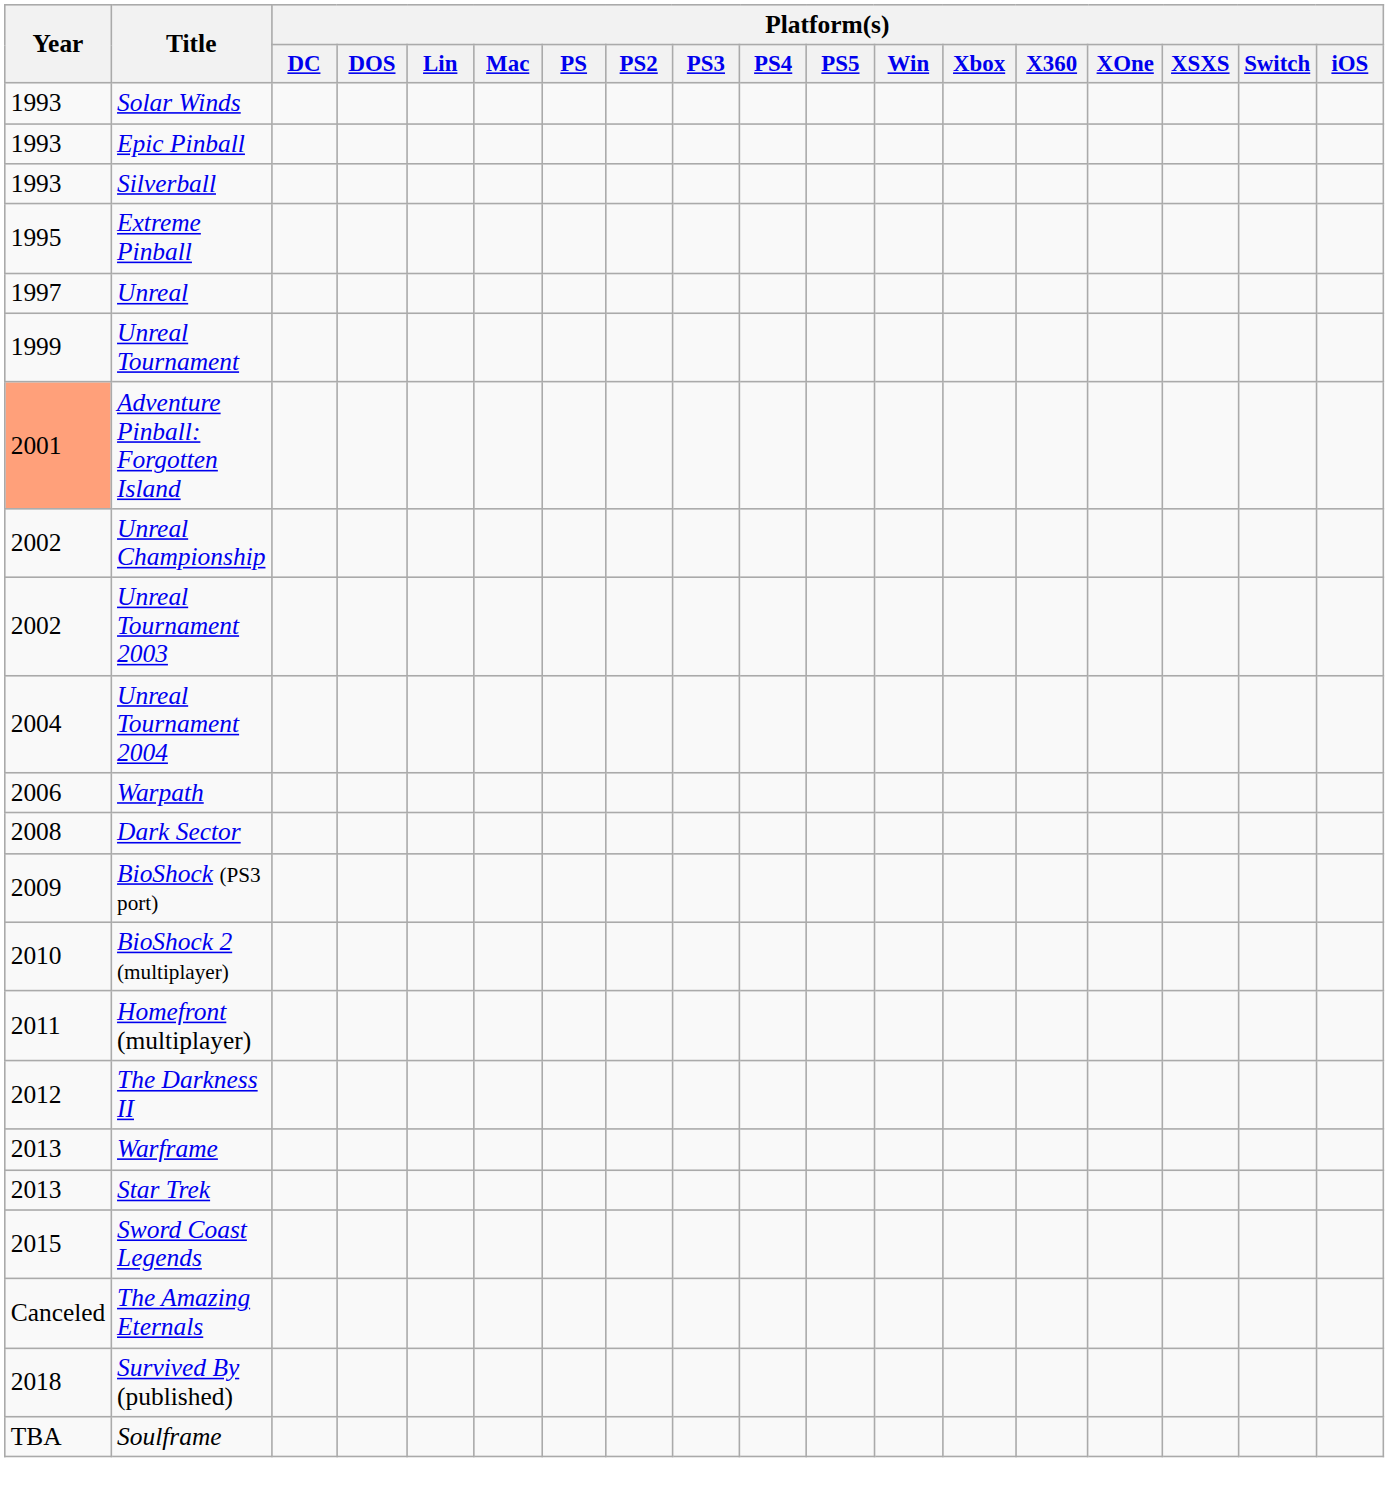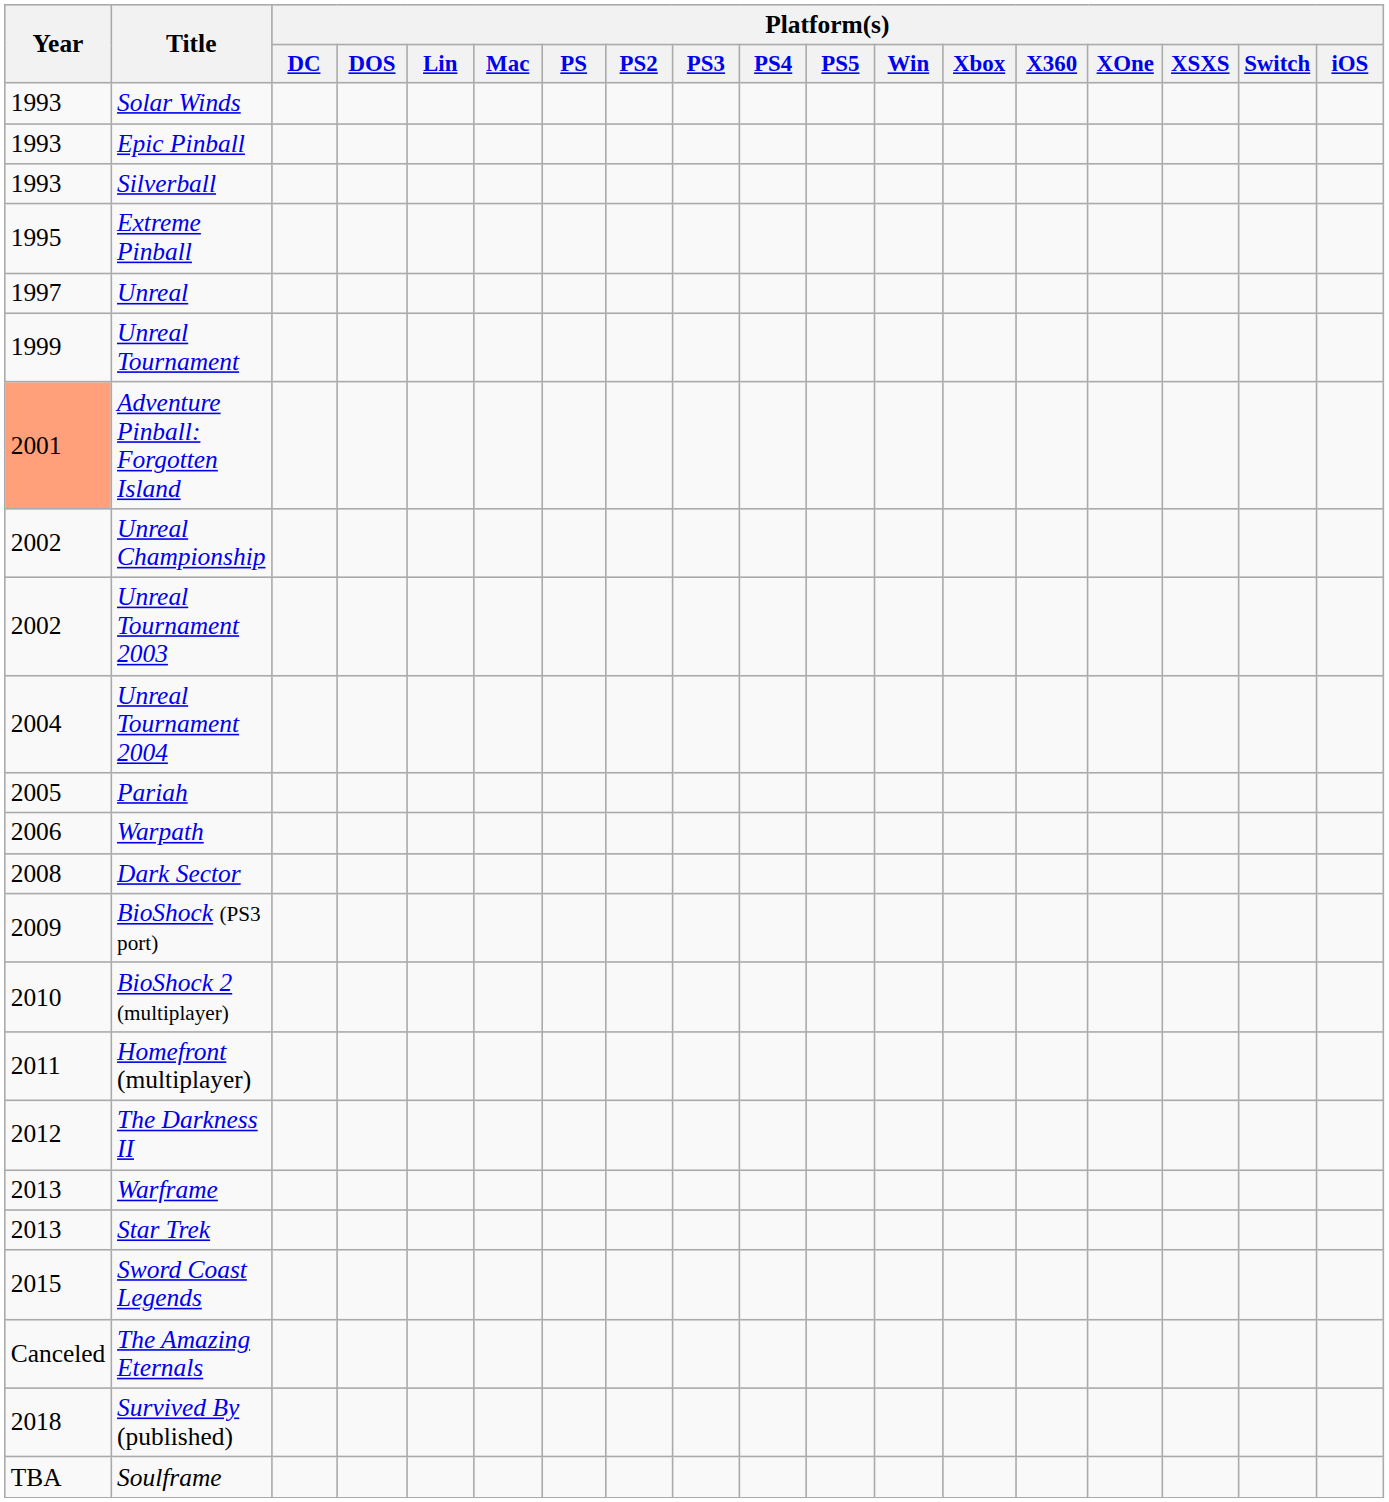+ row: (152, 792)
